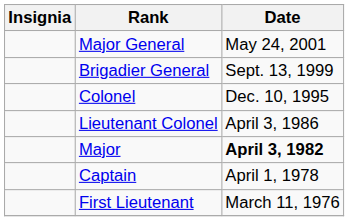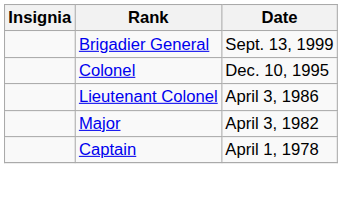- row: (132, 44)
(274, 149) bold -> (272, 123) normal
- row: (136, 202)
